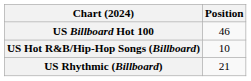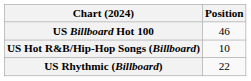(224, 66) 21 -> (224, 66) 22
